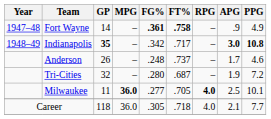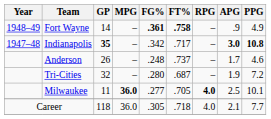(23, 28) 1947–48 -> (23, 28) 1948–49
(23, 44) 1948–49 -> (23, 44) 1947–48
